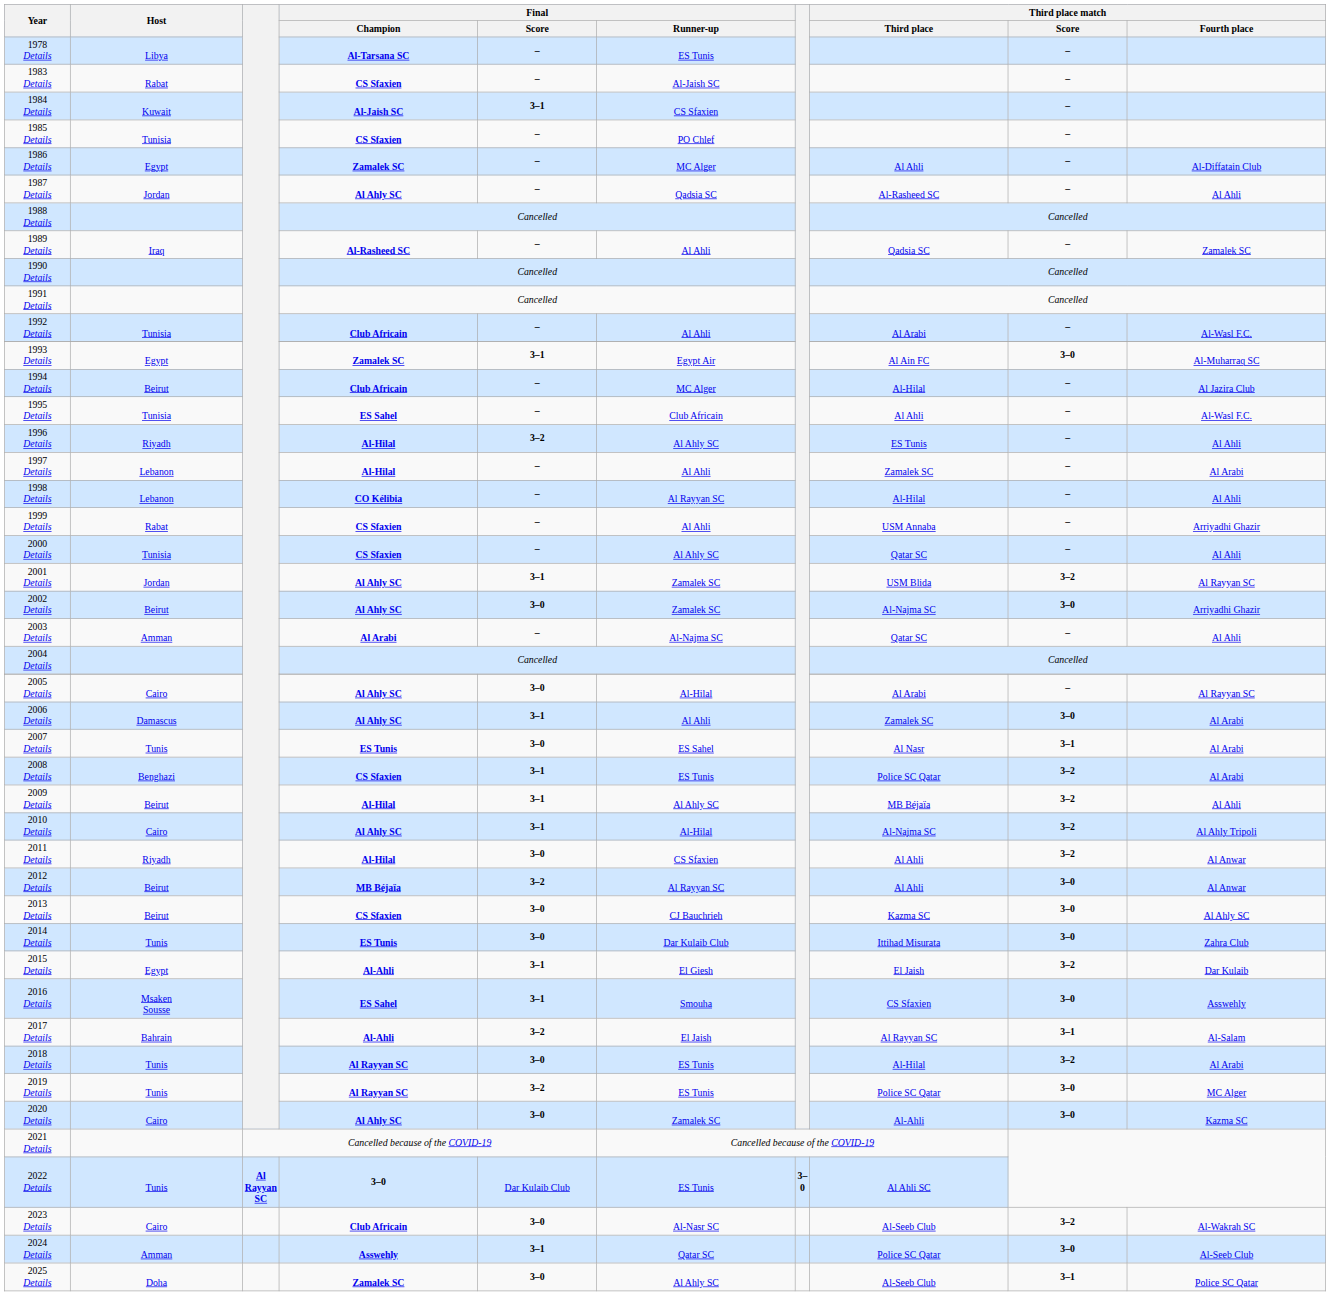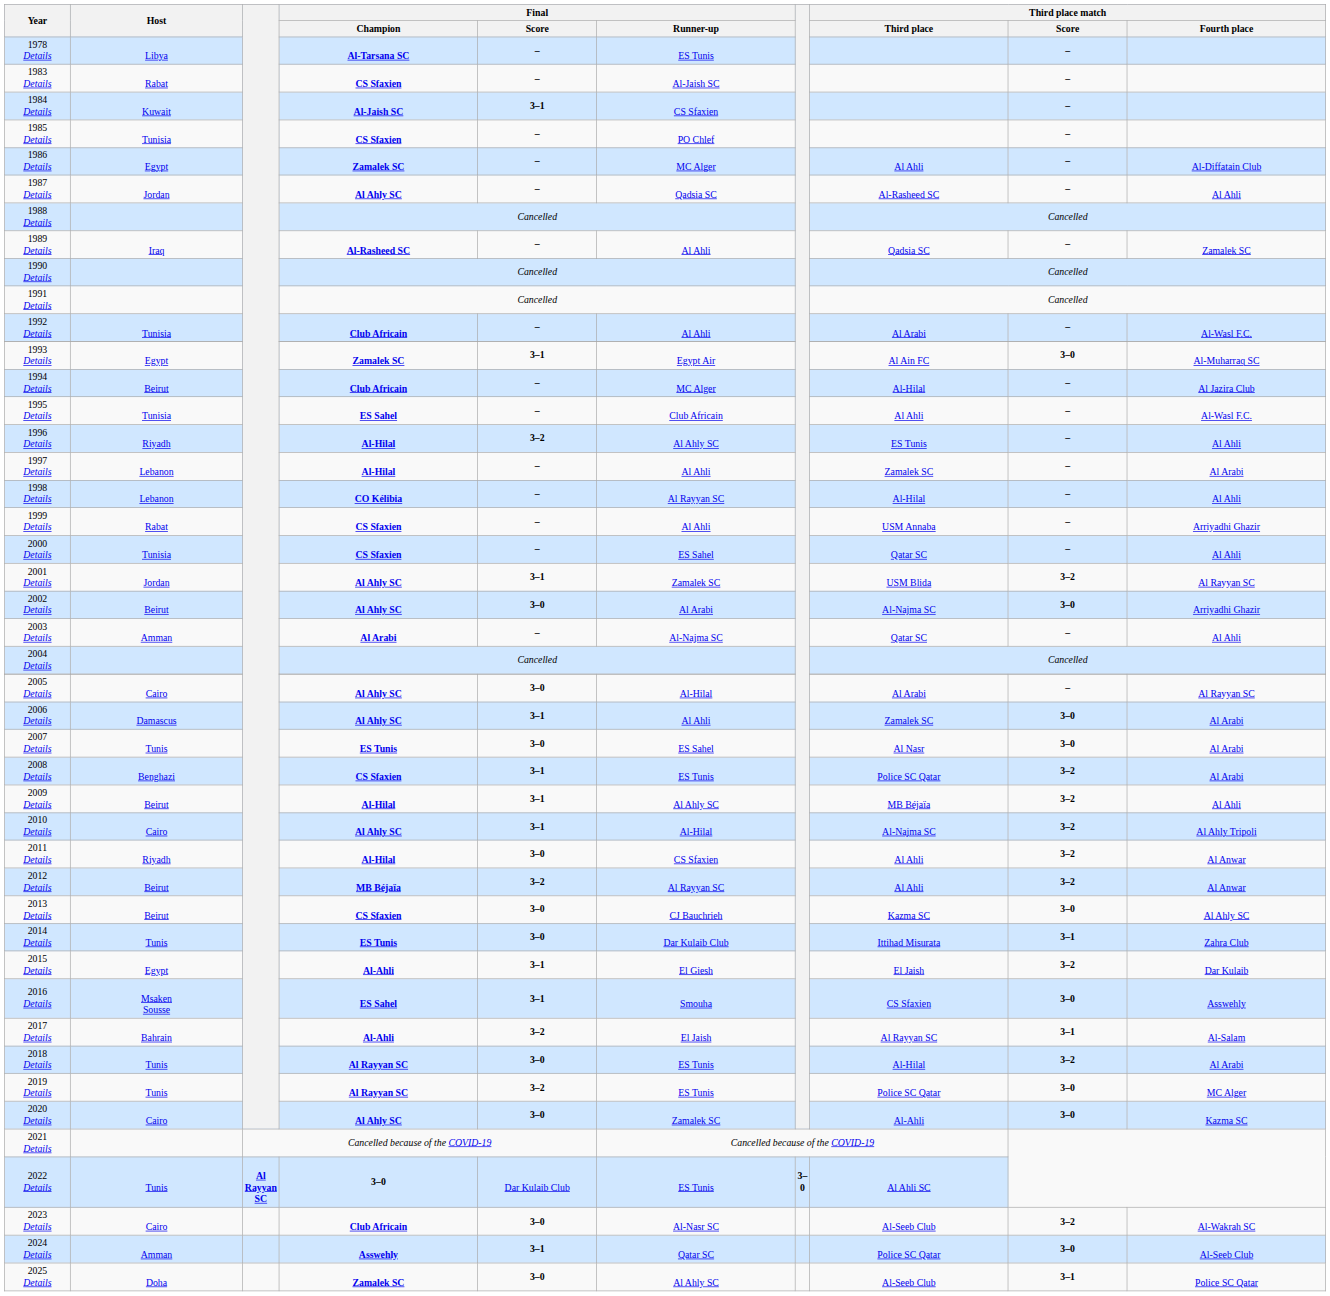(696, 555) Al Ahly SC -> (696, 555) ES Sahel
(696, 611) Zamalek SC -> (696, 611) Al Arabi
(1068, 743) 3–1 -> (1068, 743) 3–0
(1068, 882) 3–0 -> (1068, 882) 3–2
(1068, 937) 3–0 -> (1068, 937) 3–1
